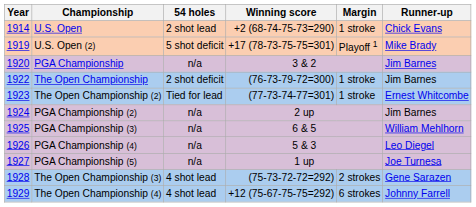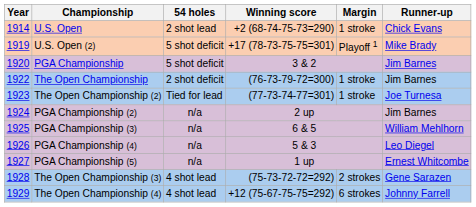(195, 64) n/a -> (195, 64) 5 shot deficit
(427, 96) Ernest Whitcombe -> (413, 96) Joe Turnesa
(413, 161) Joe Turnesa -> (427, 161) Ernest Whitcombe
